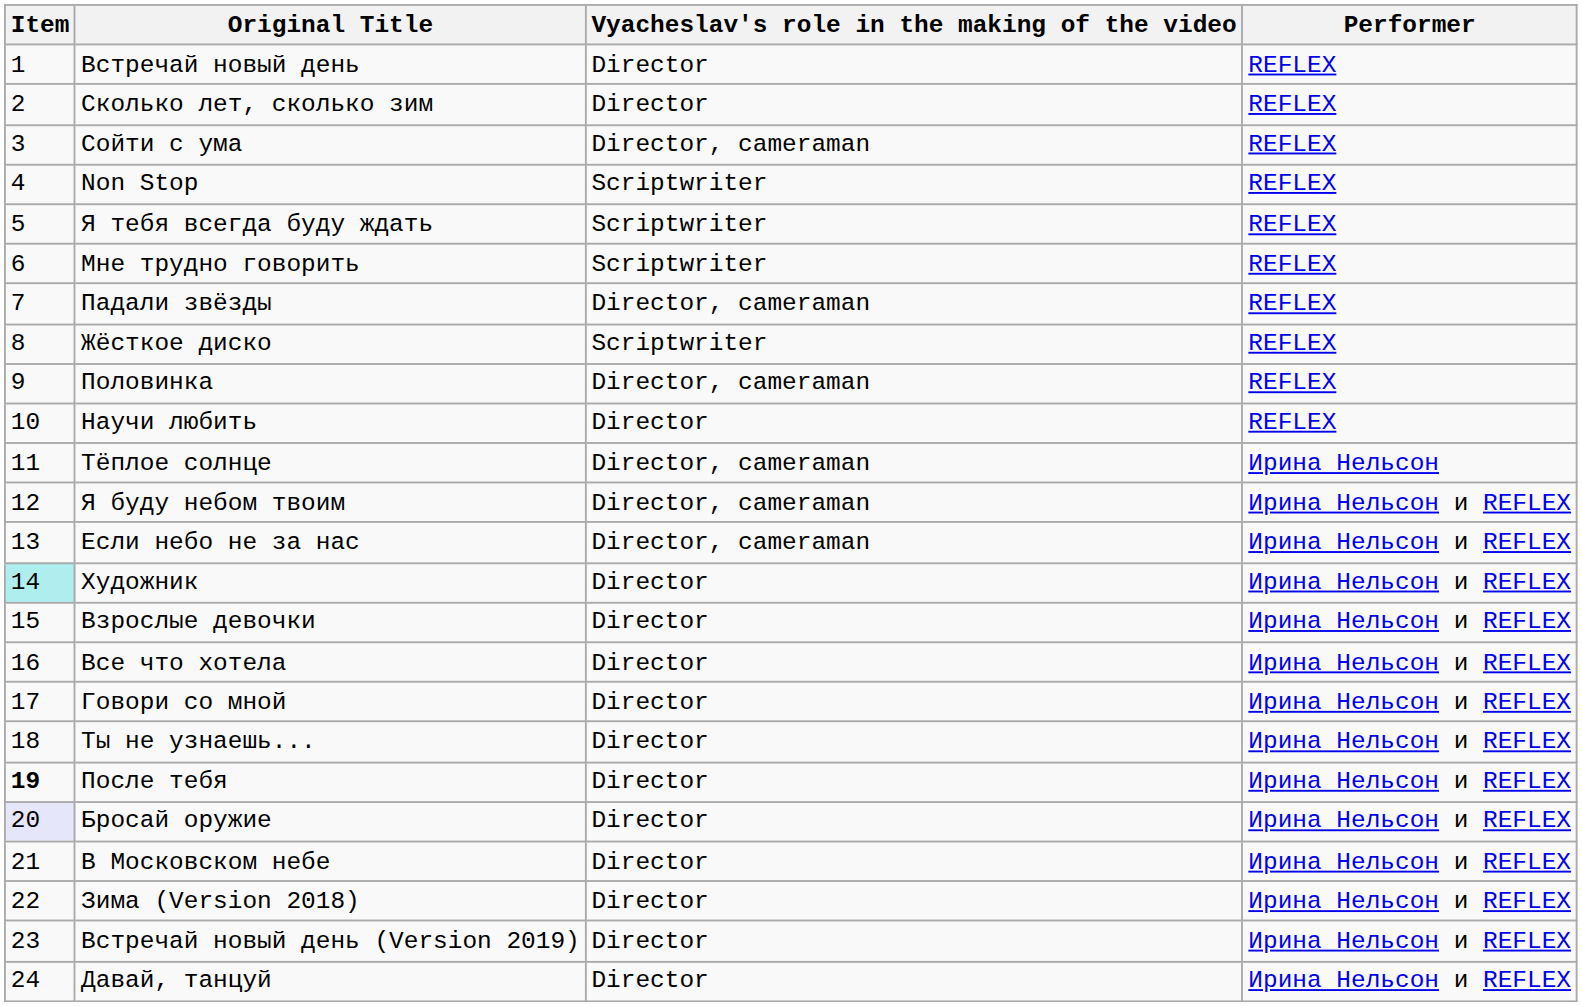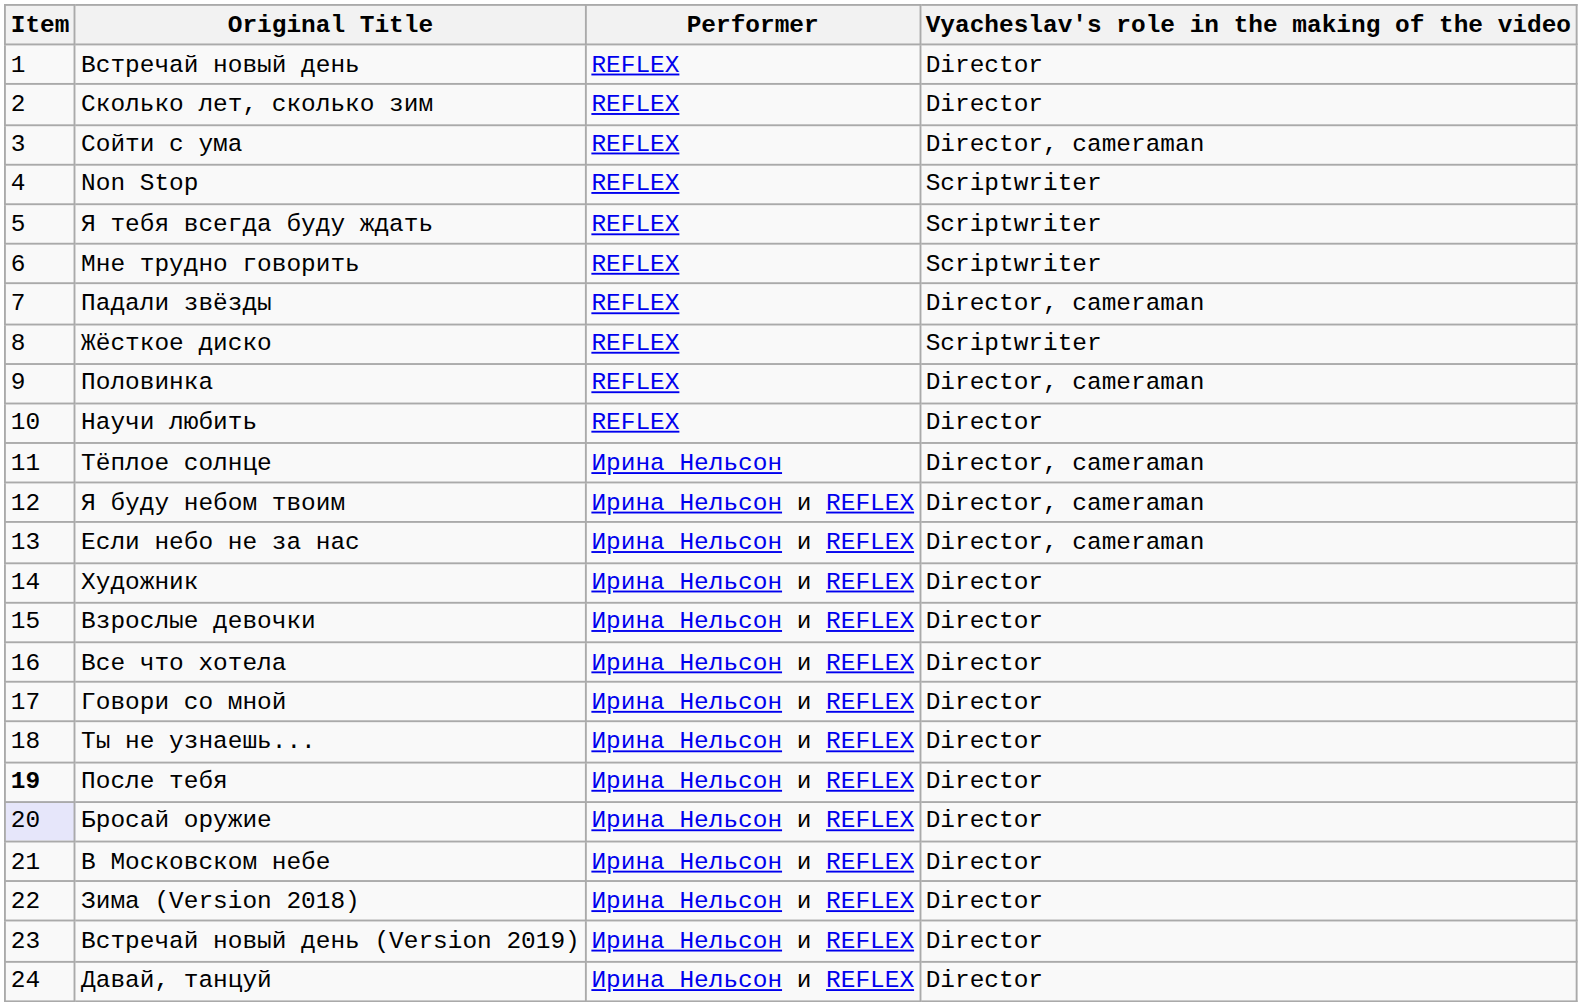columns swapped: (1410, 25) <-> (914, 25)
(25, 583) paleturquoise background -> (25, 583) no background
